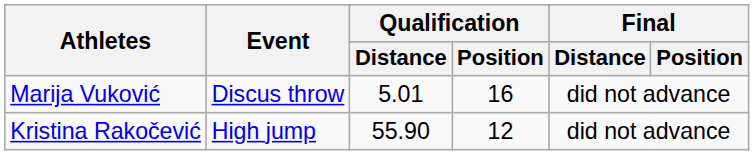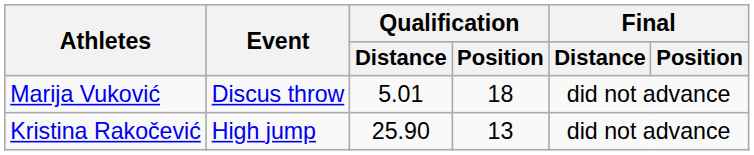(500, 95) 16 -> (500, 95) 18
(401, 131) 55.90 -> (401, 131) 25.90
(500, 131) 12 -> (500, 131) 13
